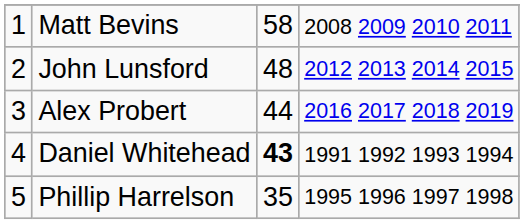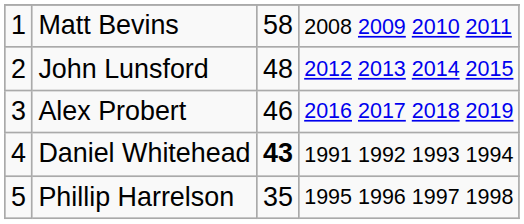(278, 111) 44 -> (278, 111) 46
